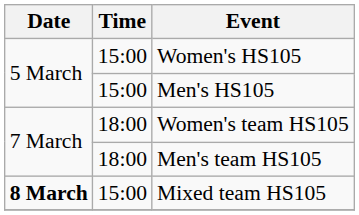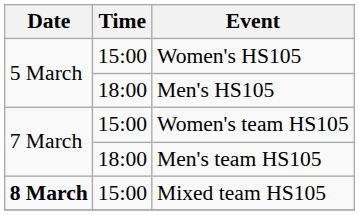(122, 90) 15:00 -> (122, 90) 18:00
(122, 124) 18:00 -> (122, 124) 15:00
